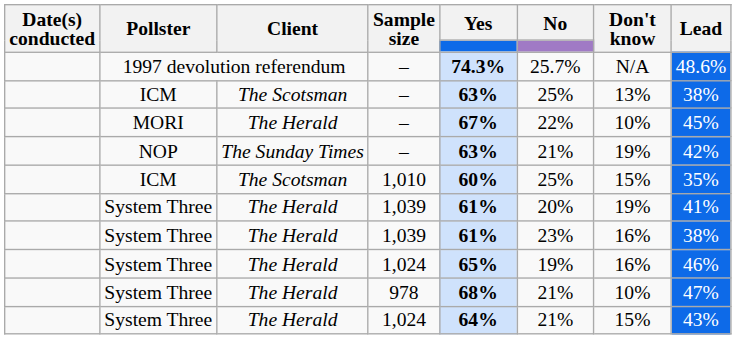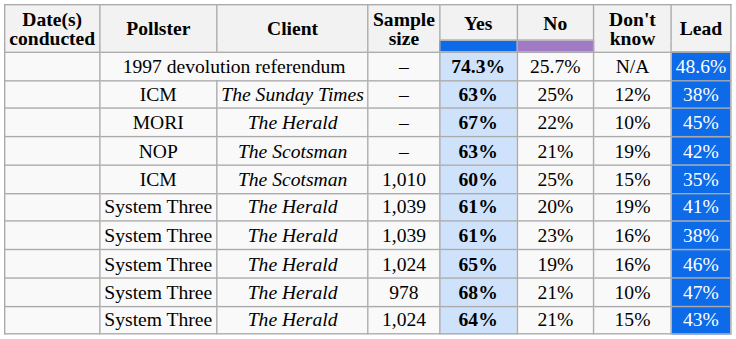(293, 95) The Scotsman -> (293, 95) The Sunday Times
(633, 95) 13% -> (633, 95) 12%
(293, 151) The Sunday Times -> (293, 151) The Scotsman
